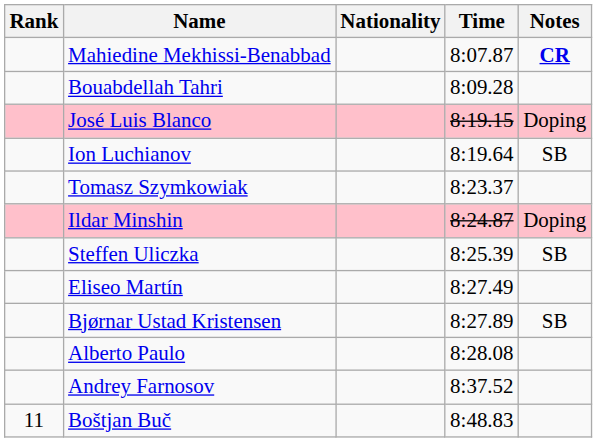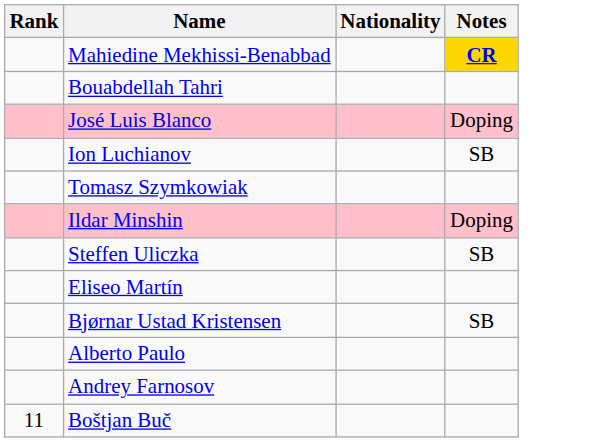- column: (482, 21)
(555, 54) no background -> (482, 54) gold background
